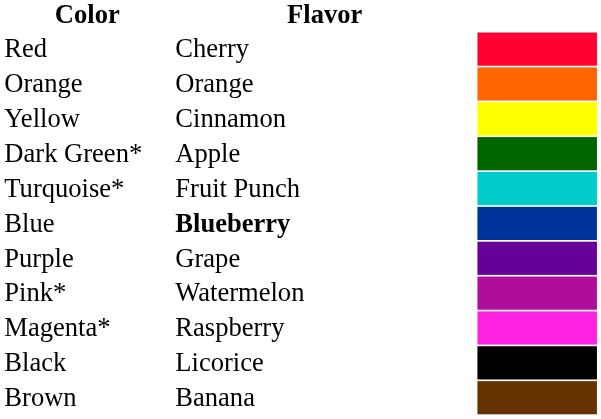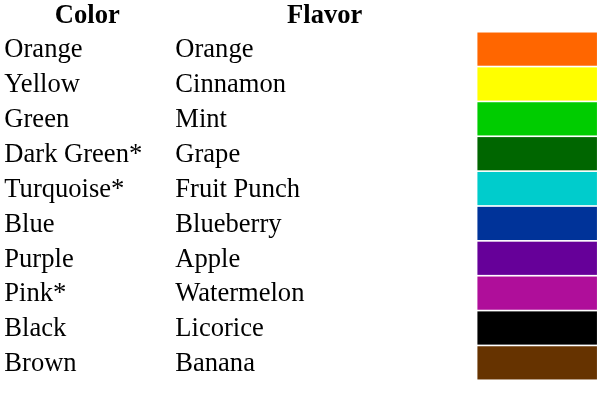- row: (26, 48)
+ row: (37, 118)
(208, 153) Apple -> (208, 153) Grape
(233, 223) bold -> (228, 223) normal
(208, 257) Grape -> (208, 257) Apple
- row: (57, 327)
